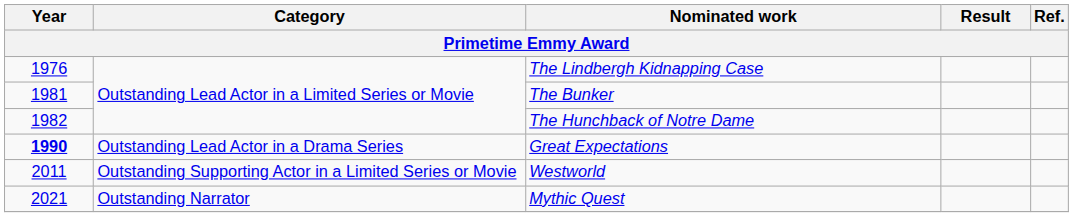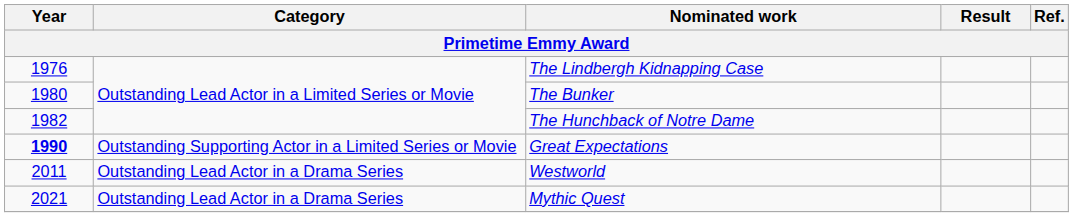(49, 95) 1981 -> (49, 95) 1980
(250, 146) Outstanding Lead Actor in a Drama Series -> (307, 146) Outstanding Supporting Actor in a Limited Series or Movie
(307, 172) Outstanding Supporting Actor in a Limited Series or Movie -> (250, 172) Outstanding Lead Actor in a Drama Series
(174, 198) Outstanding Narrator -> (250, 198) Outstanding Lead Actor in a Drama Series
